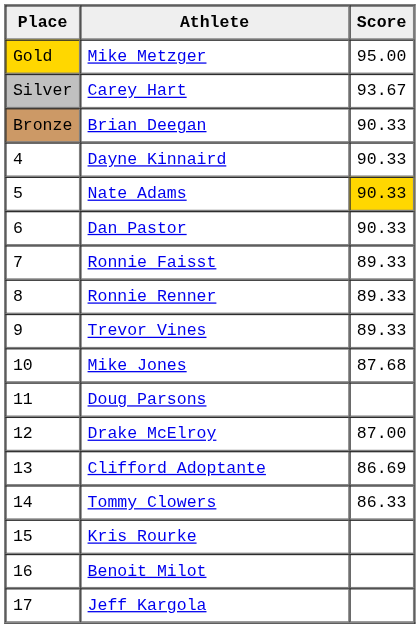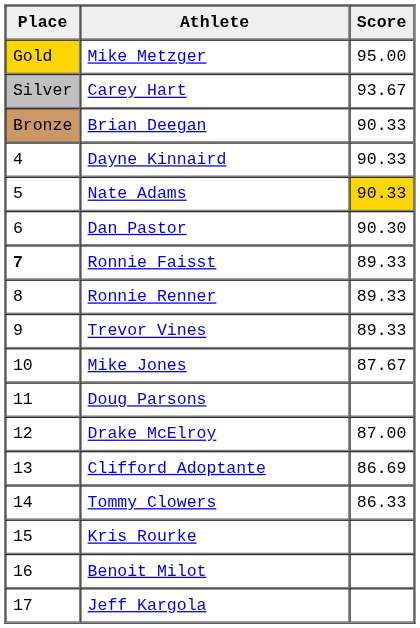(382, 228) 90.33 -> (382, 228) 90.30
(18, 262) normal -> (18, 262) bold
(382, 365) 87.68 -> (382, 365) 87.67
